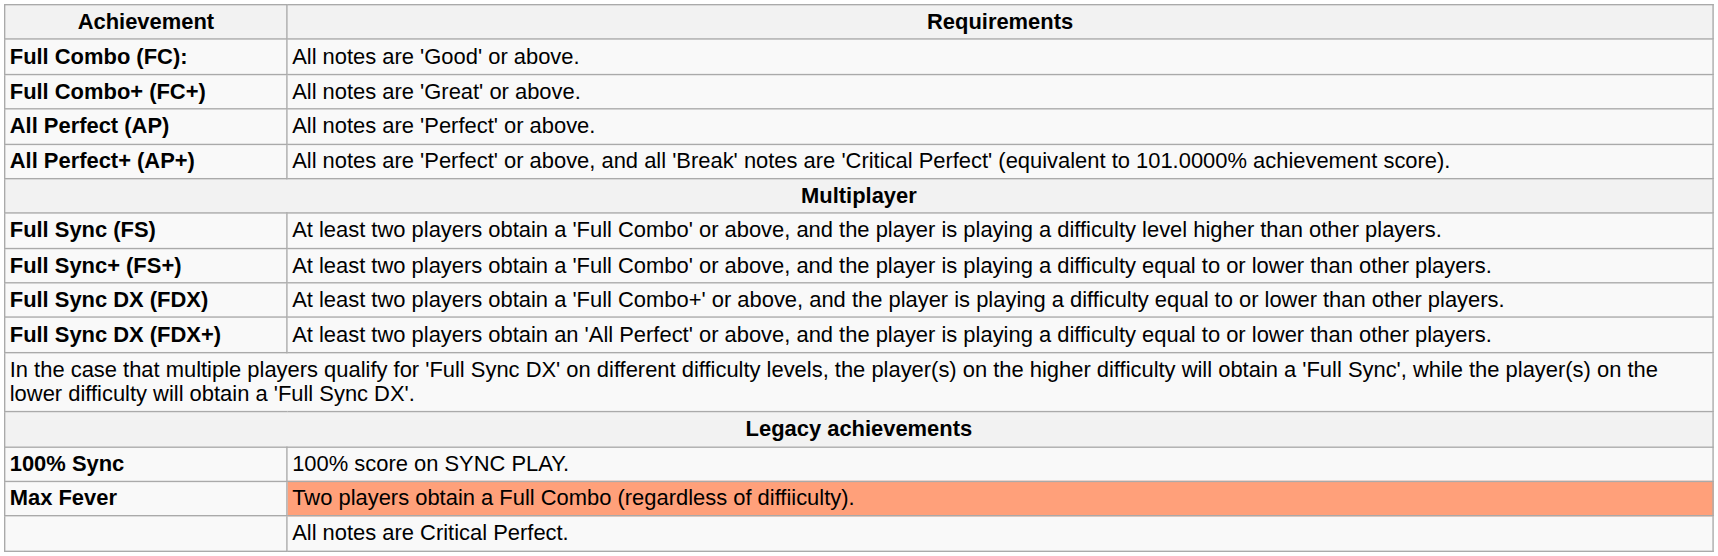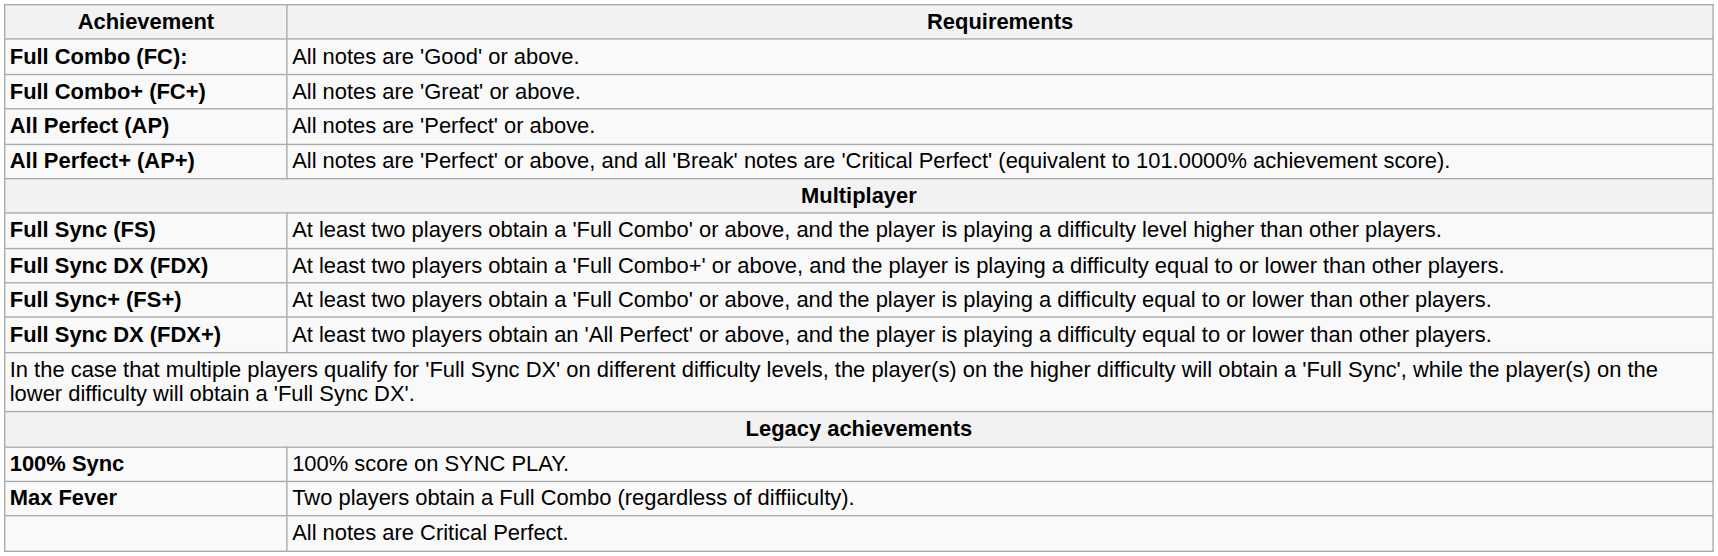rows swapped: (96, 265) <-> (109, 299)
(573, 498) lightsalmon background -> (573, 498) no background
